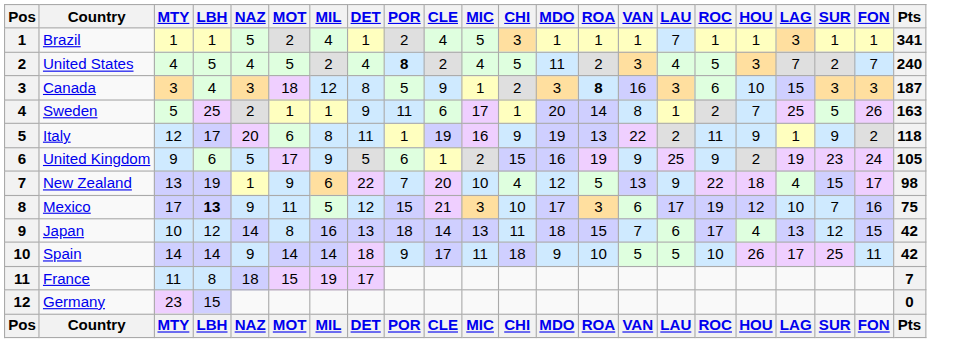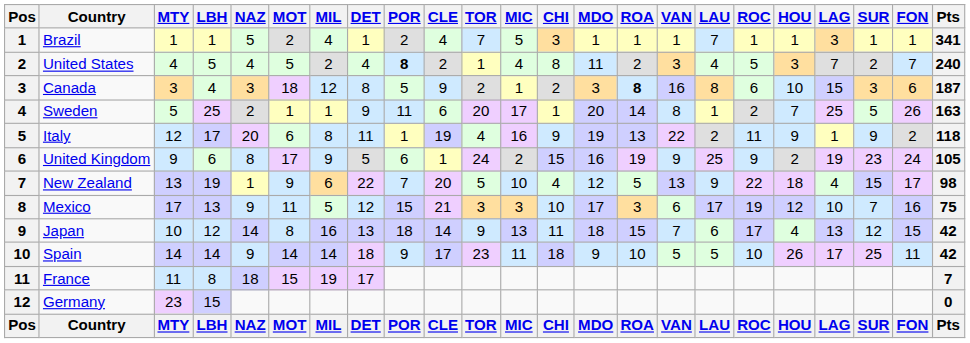+ column: (481, 16)
(517, 64) 5 -> (556, 64) 8
(676, 87) 3 -> (715, 87) 8
(874, 87) 3 -> (913, 87) 6
(250, 159) 5 -> (250, 159) 8
(212, 206) bold -> (212, 206) normal
